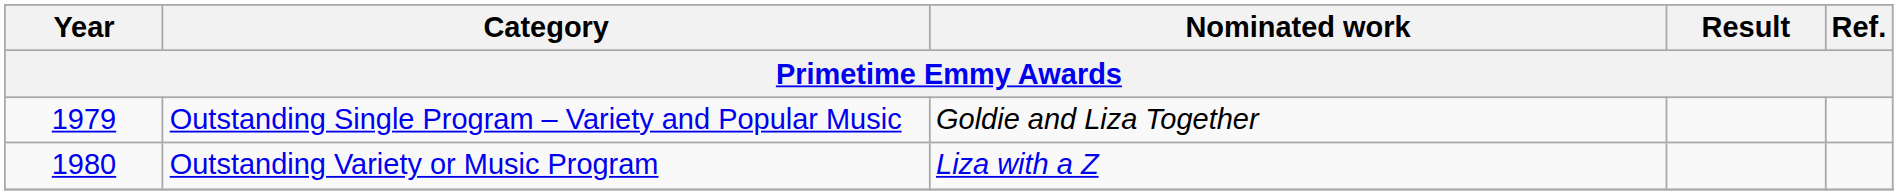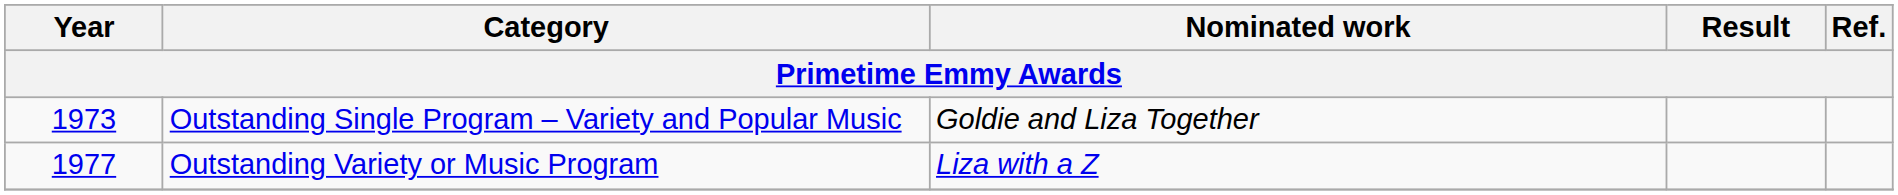(84, 119) 1979 -> (84, 119) 1973
(84, 165) 1980 -> (84, 165) 1977
